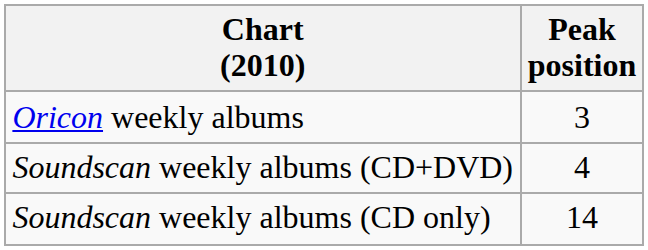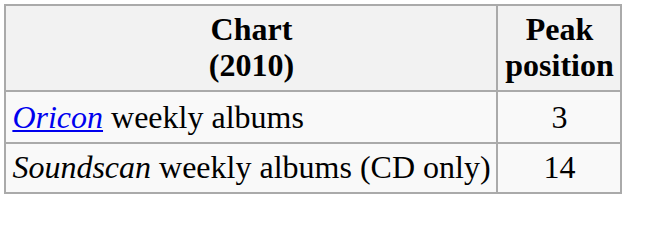- row: (263, 167)
